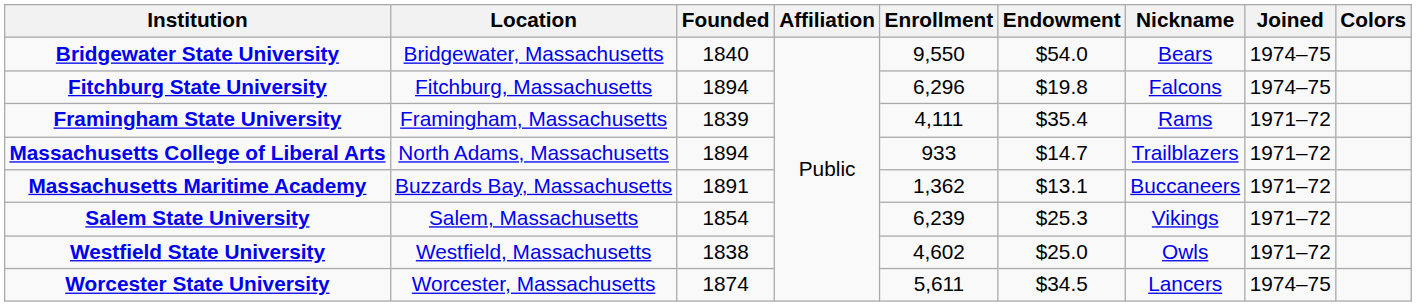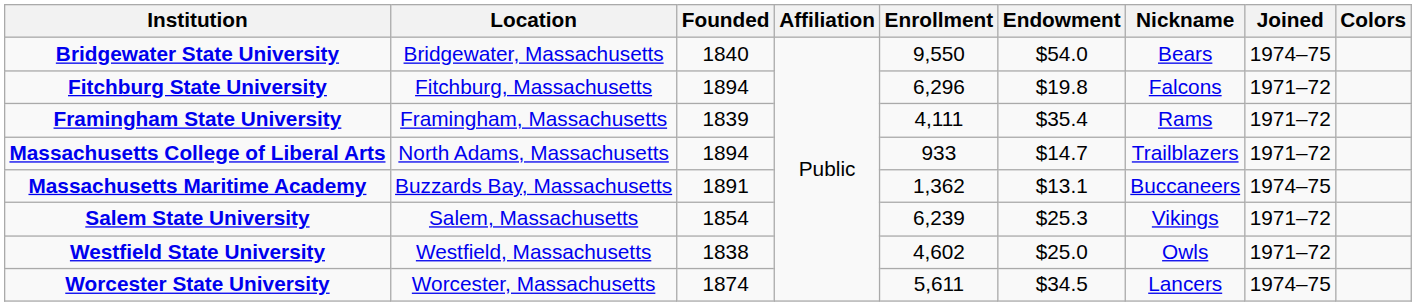(1290, 86) 1974–75 -> (1290, 86) 1971–72
(1290, 185) 1971–72 -> (1290, 185) 1974–75
